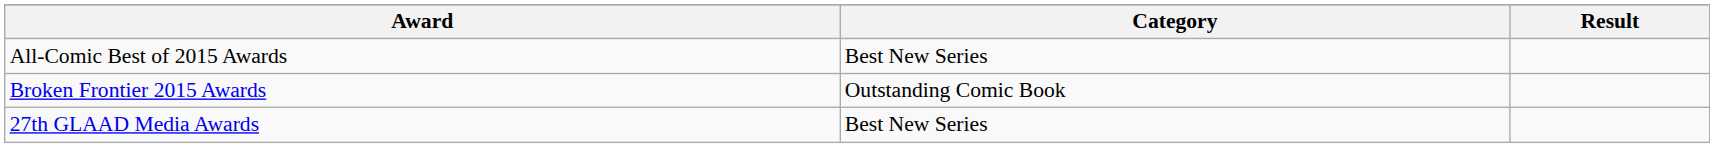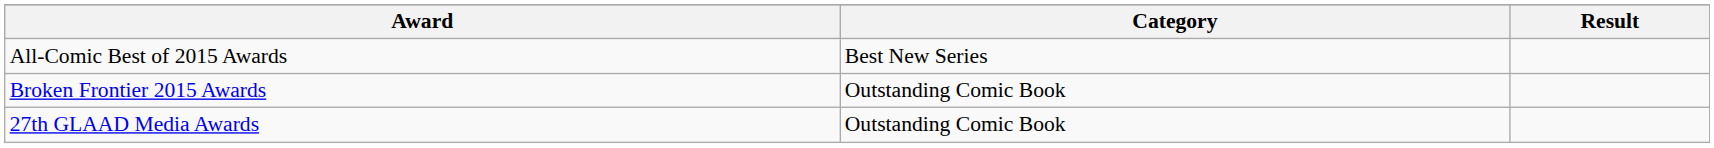(916, 124) Best New Series -> (955, 124) Outstanding Comic Book
